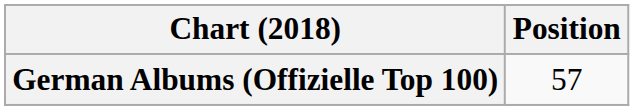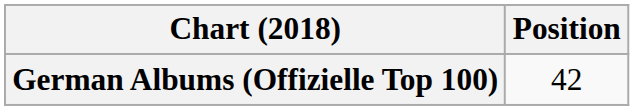(567, 79) 57 -> (567, 79) 42
